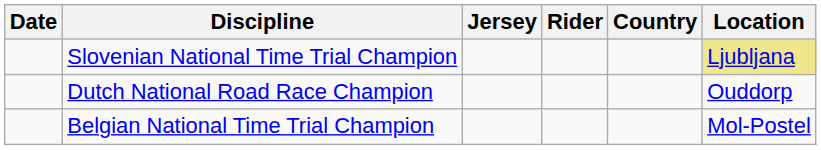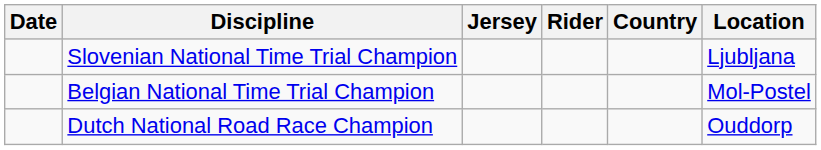(751, 56) khaki background -> (751, 56) no background
rows swapped: (251, 126) <-> (250, 91)
